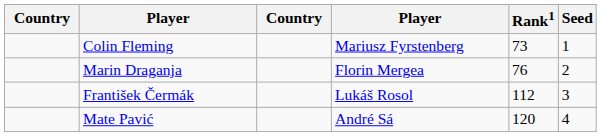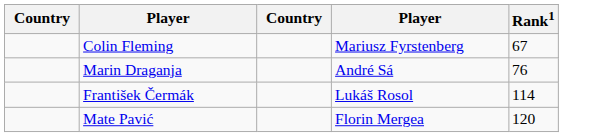- column: (577, 18)
(520, 45) 73 -> (520, 45) 67
(380, 70) Florin Mergea -> (364, 70) André Sá
(523, 94) 112 -> (523, 94) 114
(364, 119) André Sá -> (380, 119) Florin Mergea
